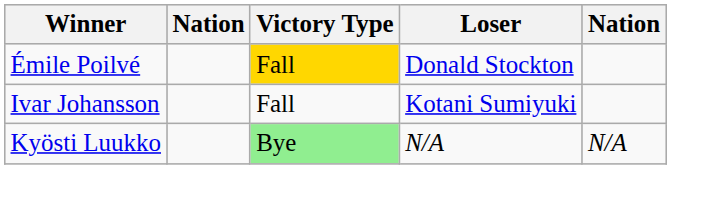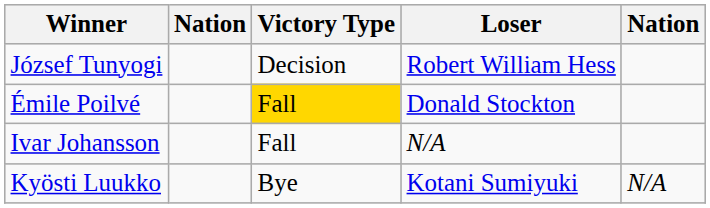+ row: (86, 63)
(491, 103) Kotani Sumiyuki -> (426, 143) N/A
(276, 143) lightgreen background -> (278, 182) no background
(425, 143) N/A -> (492, 182) Kotani Sumiyuki
